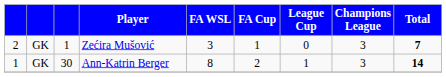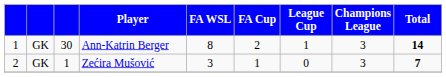rows swapped: (125, 63) <-> (118, 44)
